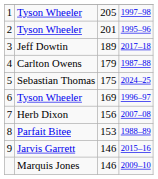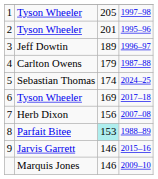(136, 47) 2017–18 -> (136, 47) 1996–97
(108, 81) 175 -> (108, 81) 174
(136, 98) 1996–97 -> (136, 98) 2017–18
(108, 132) no background -> (108, 132) paleturquoise background
